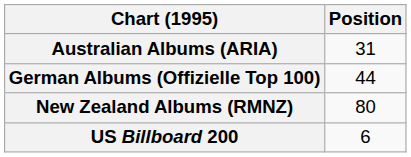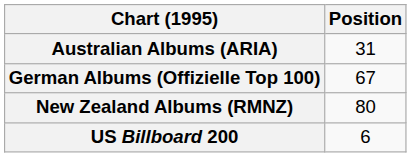(365, 78) 44 -> (365, 78) 67
